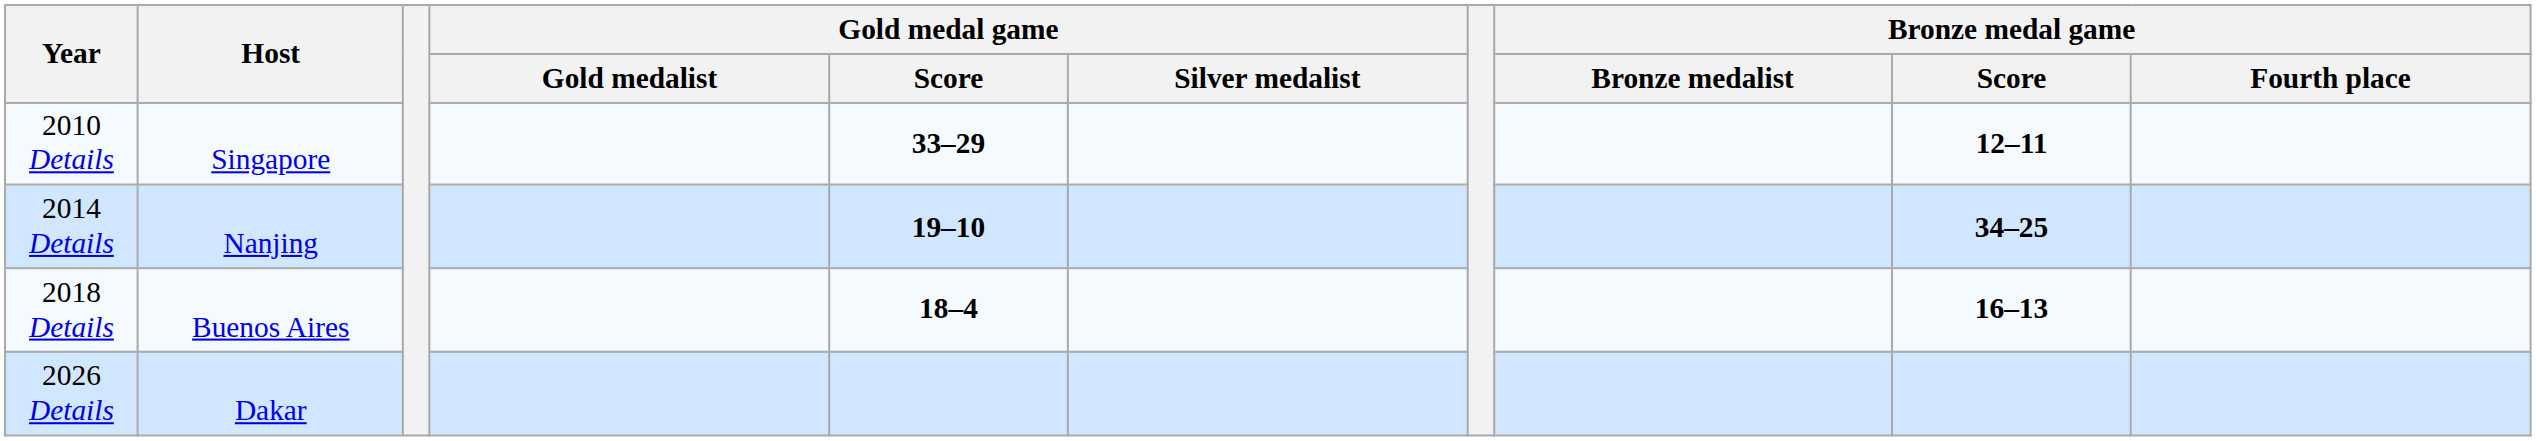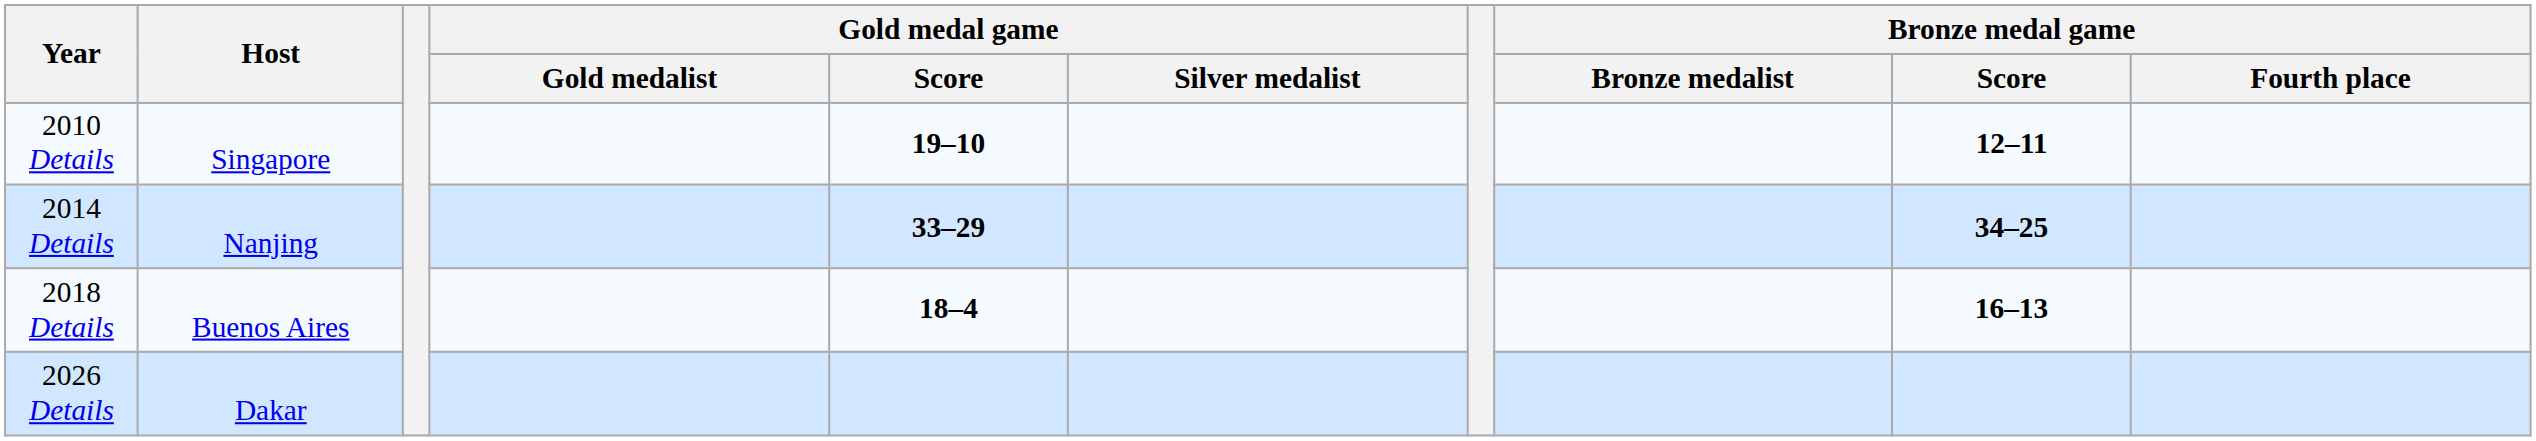(948, 143) 33–29 -> (948, 143) 19–10
(948, 226) 19–10 -> (948, 226) 33–29
